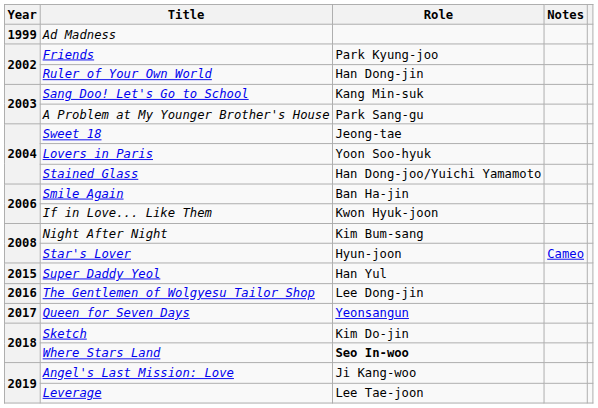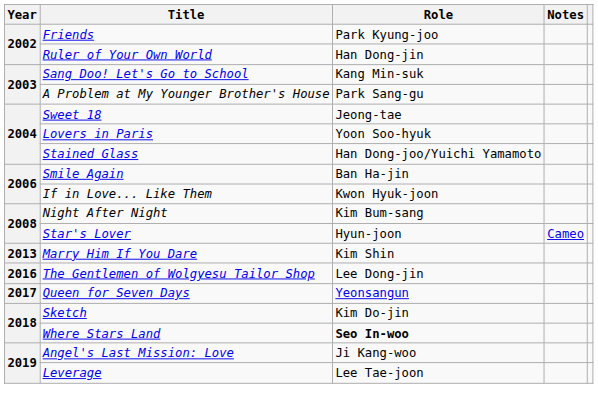- row: (79, 34)
+ row: (120, 253)
- row: (101, 273)
